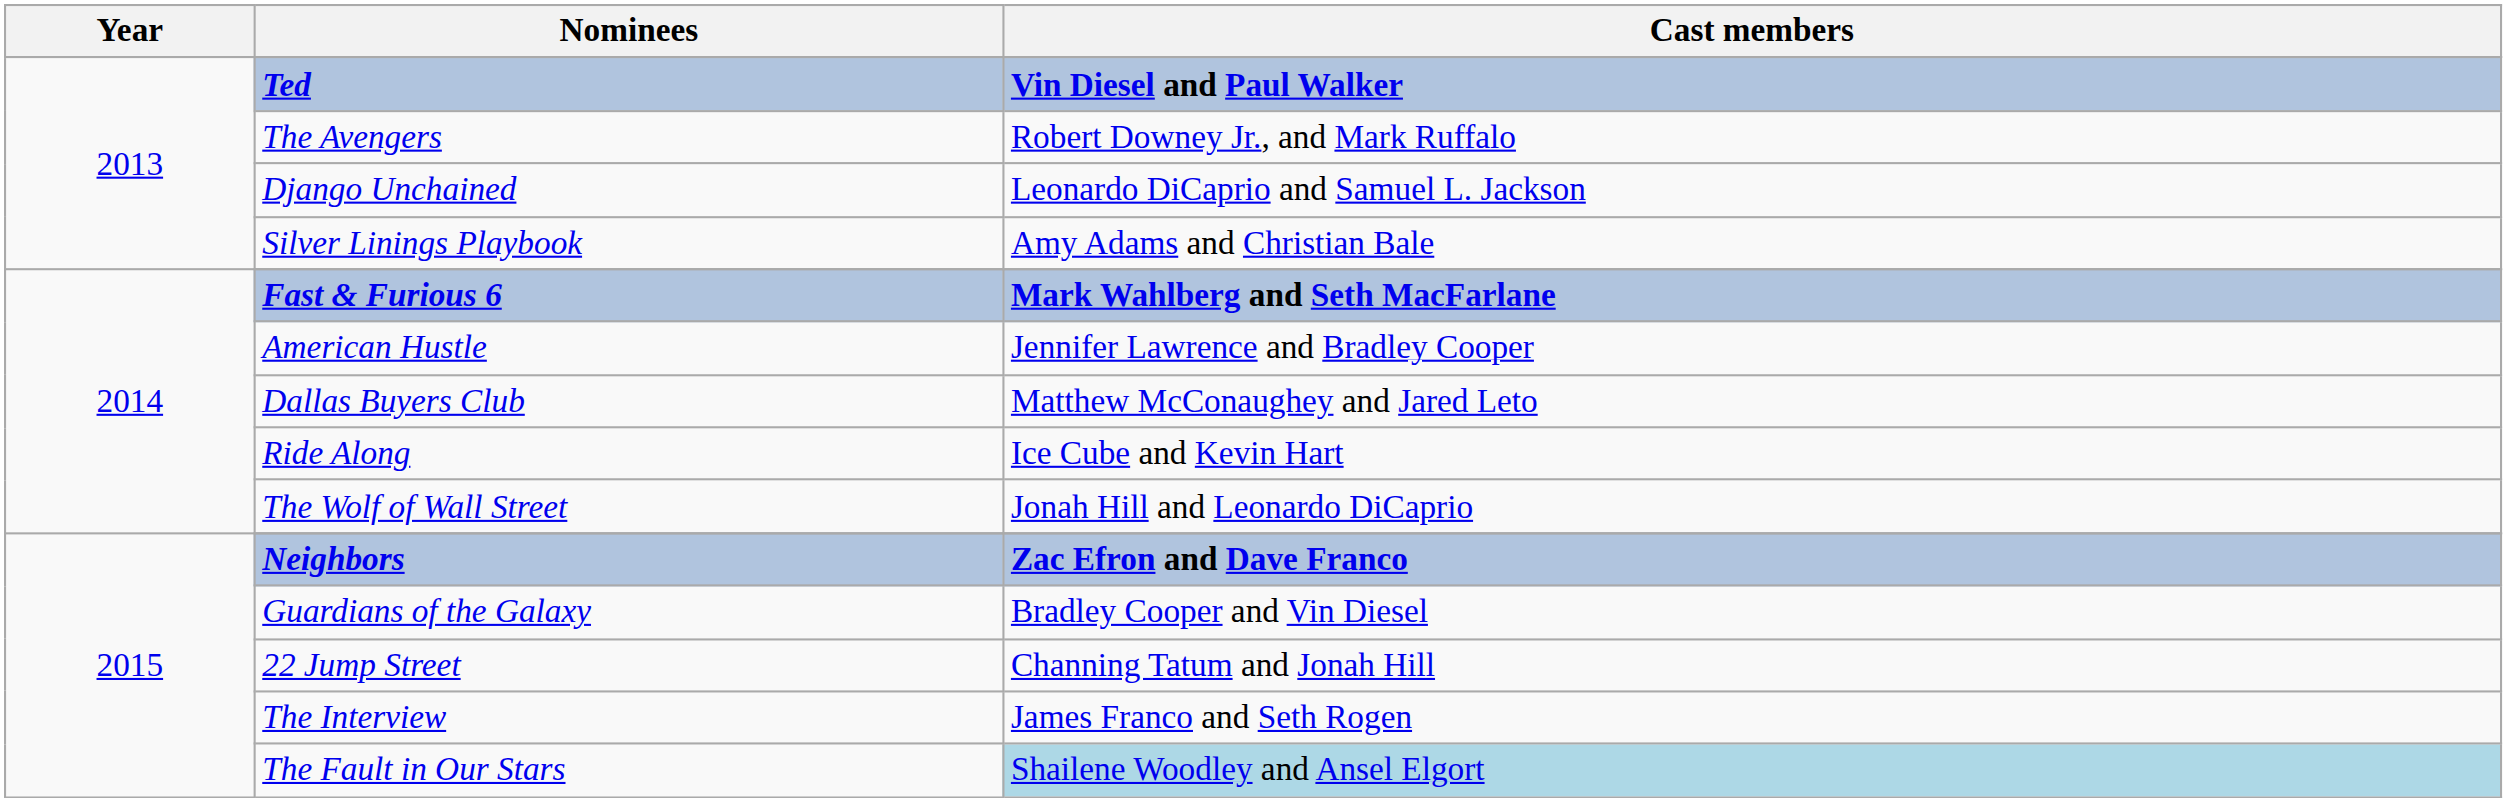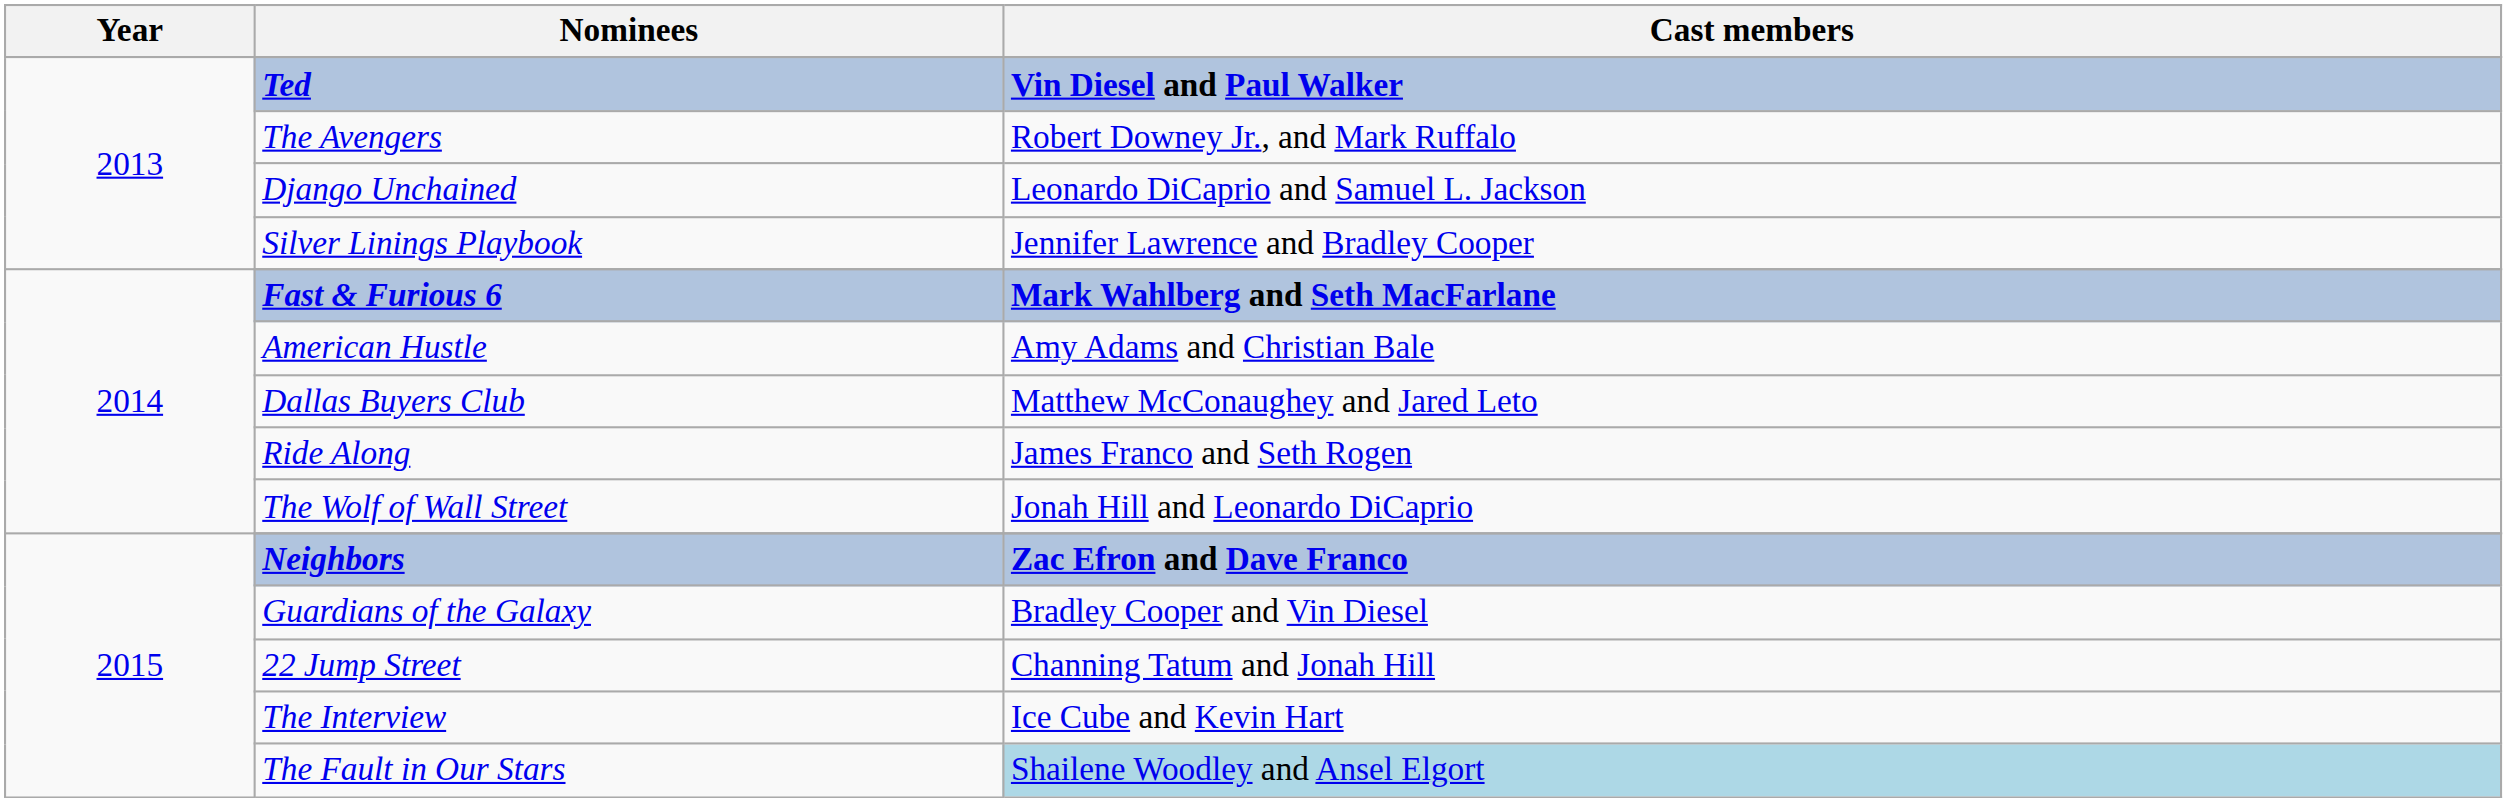(1223, 242) Amy Adams and Christian Bale -> (1272, 242) Jennifer Lawrence and Bradley Cooper
(1272, 347) Jennifer Lawrence and Bradley Cooper -> (1223, 347) Amy Adams and Christian Bale
(1177, 453) Ice Cube and Kevin Hart -> (1211, 453) James Franco and Seth Rogen
(1211, 717) James Franco and Seth Rogen -> (1177, 717) Ice Cube and Kevin Hart
